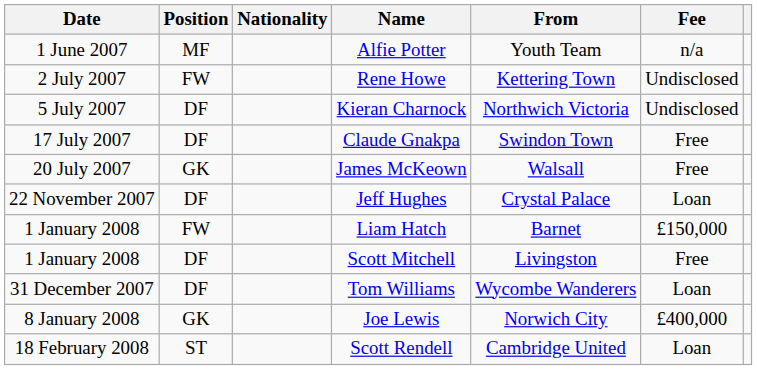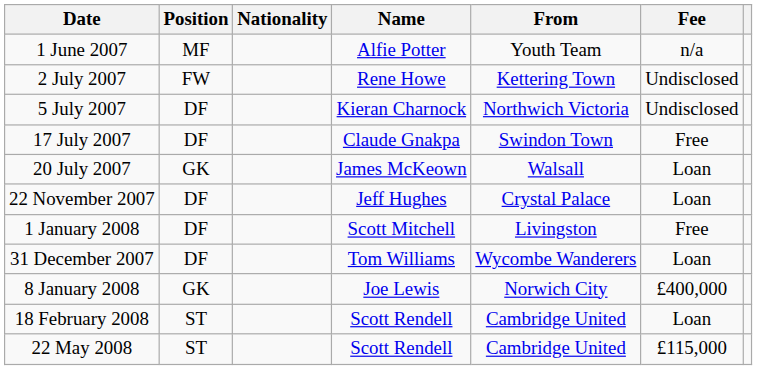(692, 169) Free -> (692, 169) Loan
- row: (82, 229)
+ row: (82, 348)
